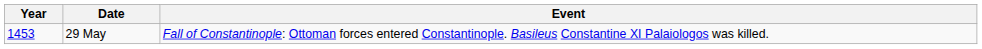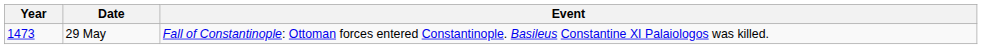(21, 33) 1453 -> (21, 33) 1473
